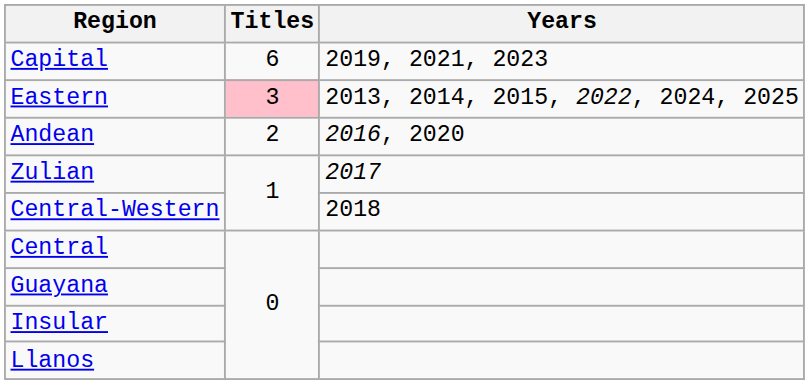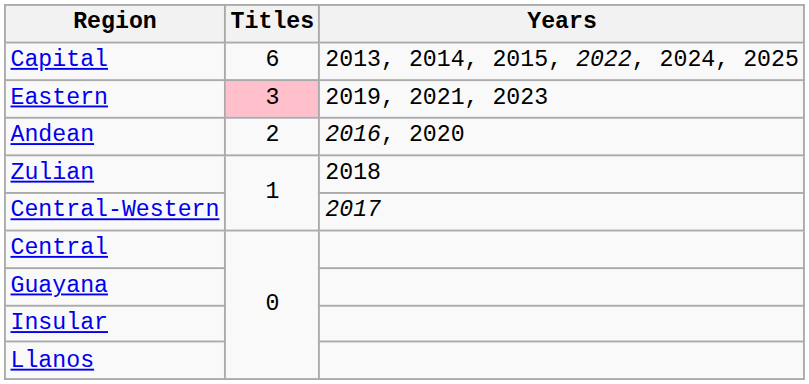(437, 62) 2019, 2021, 2023 -> (562, 62) 2013, 2014, 2015, 2022, 2024, 2025
(562, 99) 2013, 2014, 2015, 2022, 2024, 2025 -> (437, 99) 2019, 2021, 2023
(353, 174) 2017 -> (353, 174) 2018
(353, 211) 2018 -> (353, 211) 2017
